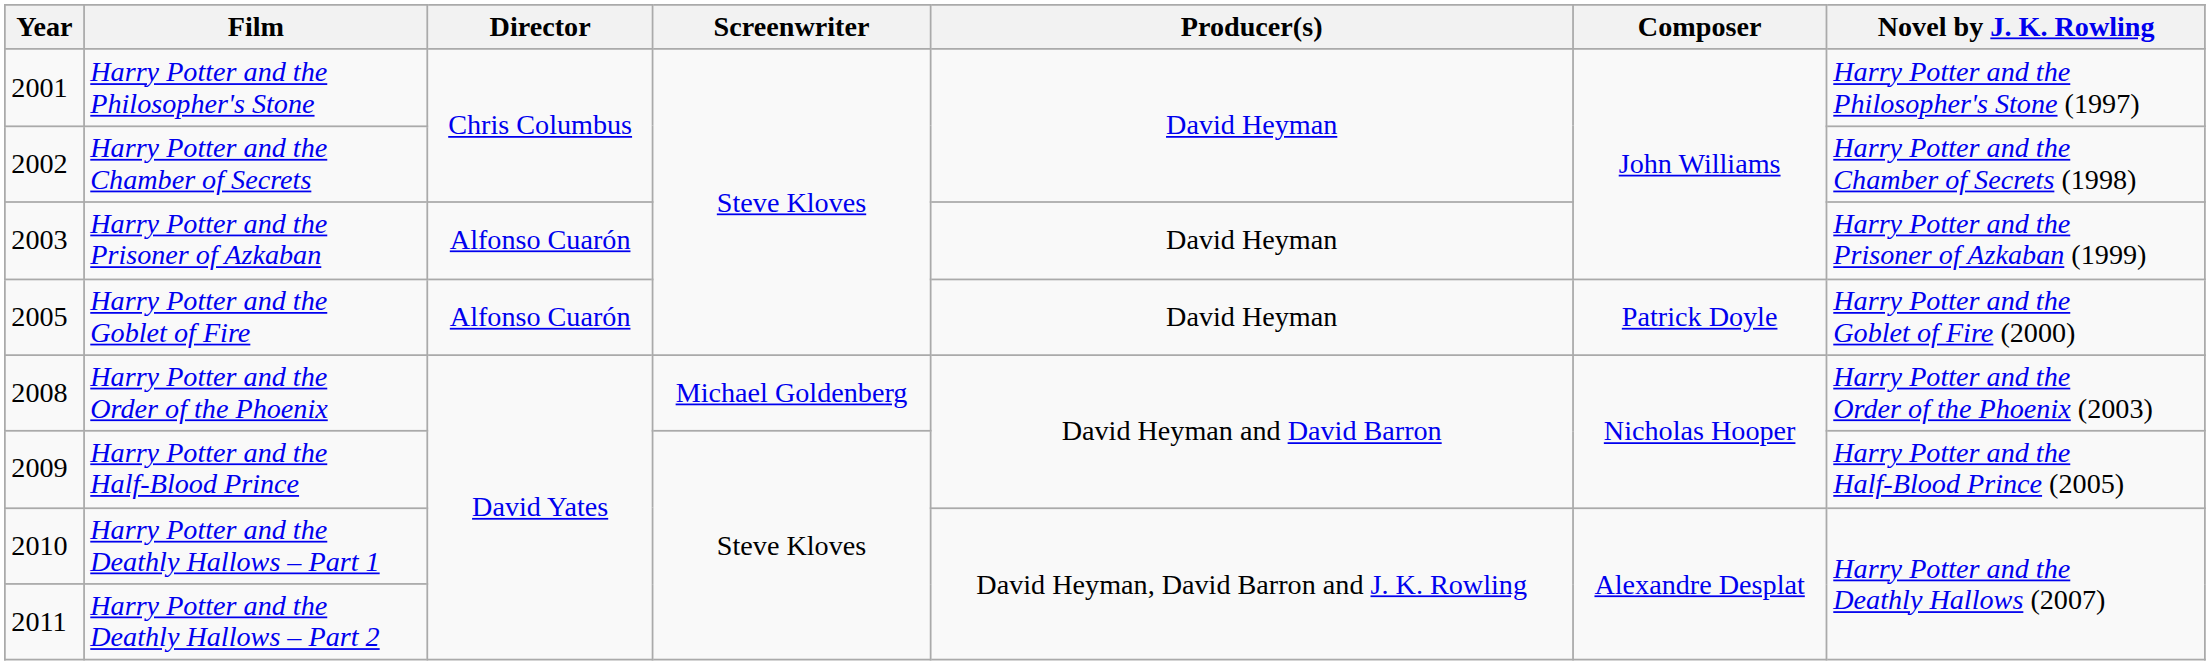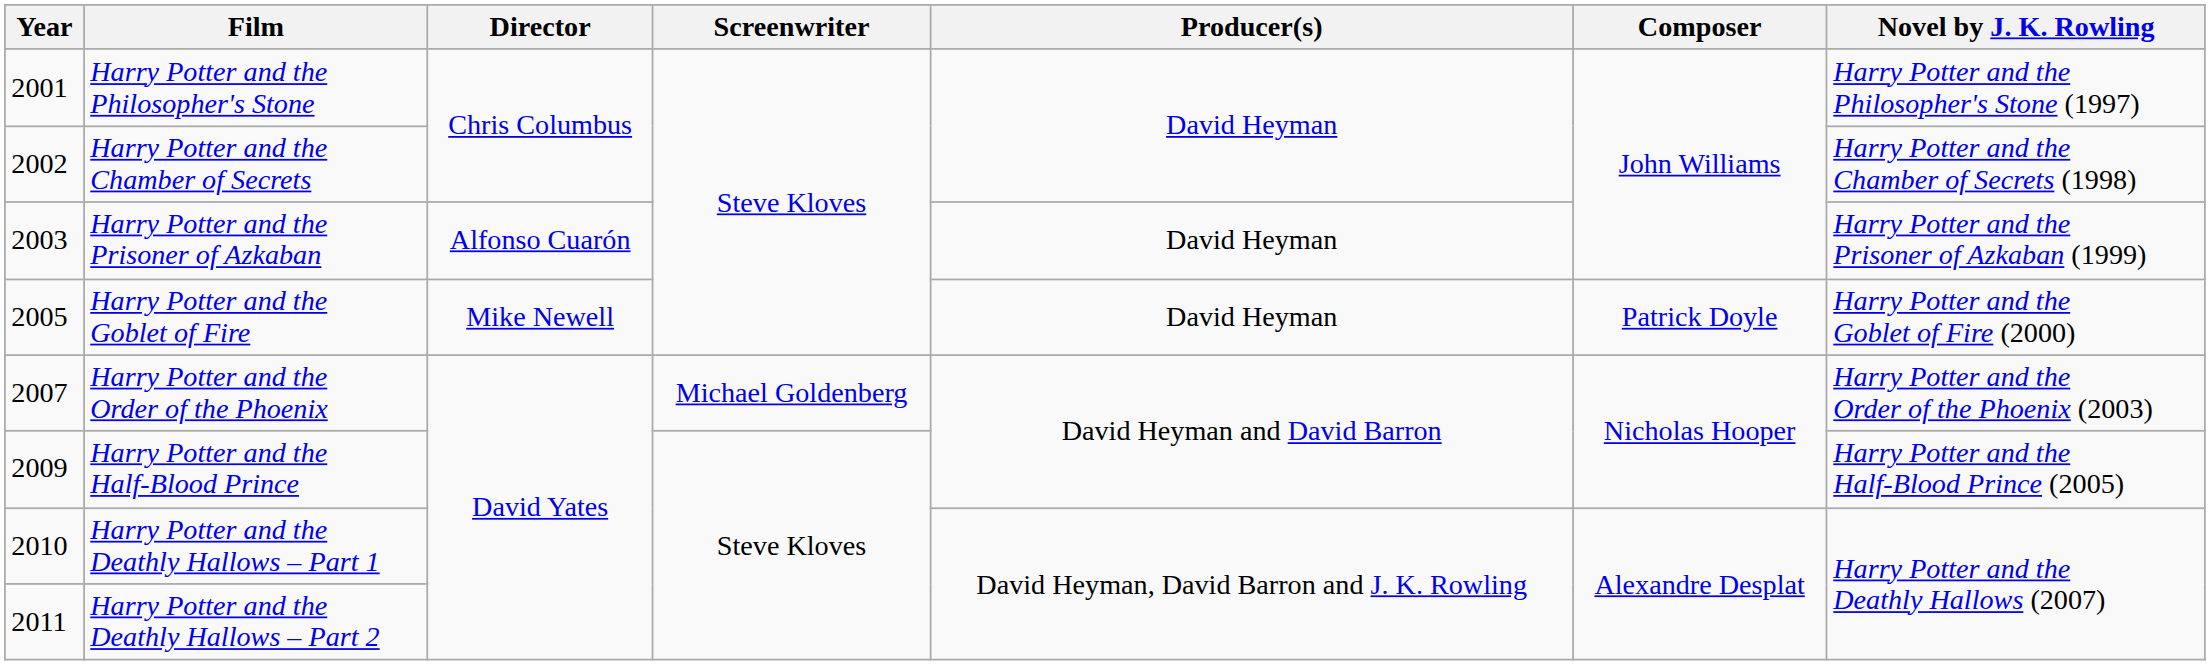(540, 316) Alfonso Cuarón -> (540, 316) Mike Newell
(40, 392) 2008 -> (40, 392) 2007
